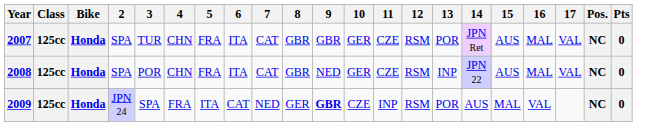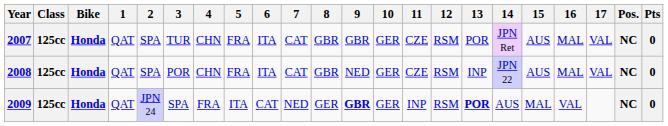+ column: (123, 14)
(359, 104) CZE -> (388, 104) GER
(447, 104) normal -> (477, 104) bold
